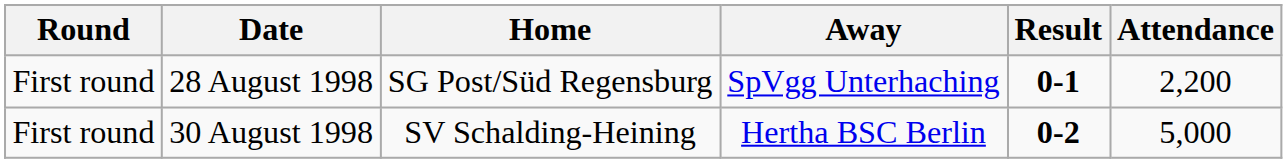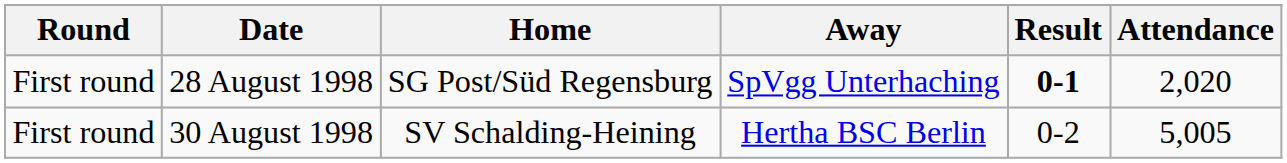(1196, 81) 2,200 -> (1196, 81) 2,020
(1058, 132) bold -> (1058, 132) normal
(1196, 132) 5,000 -> (1196, 132) 5,005
